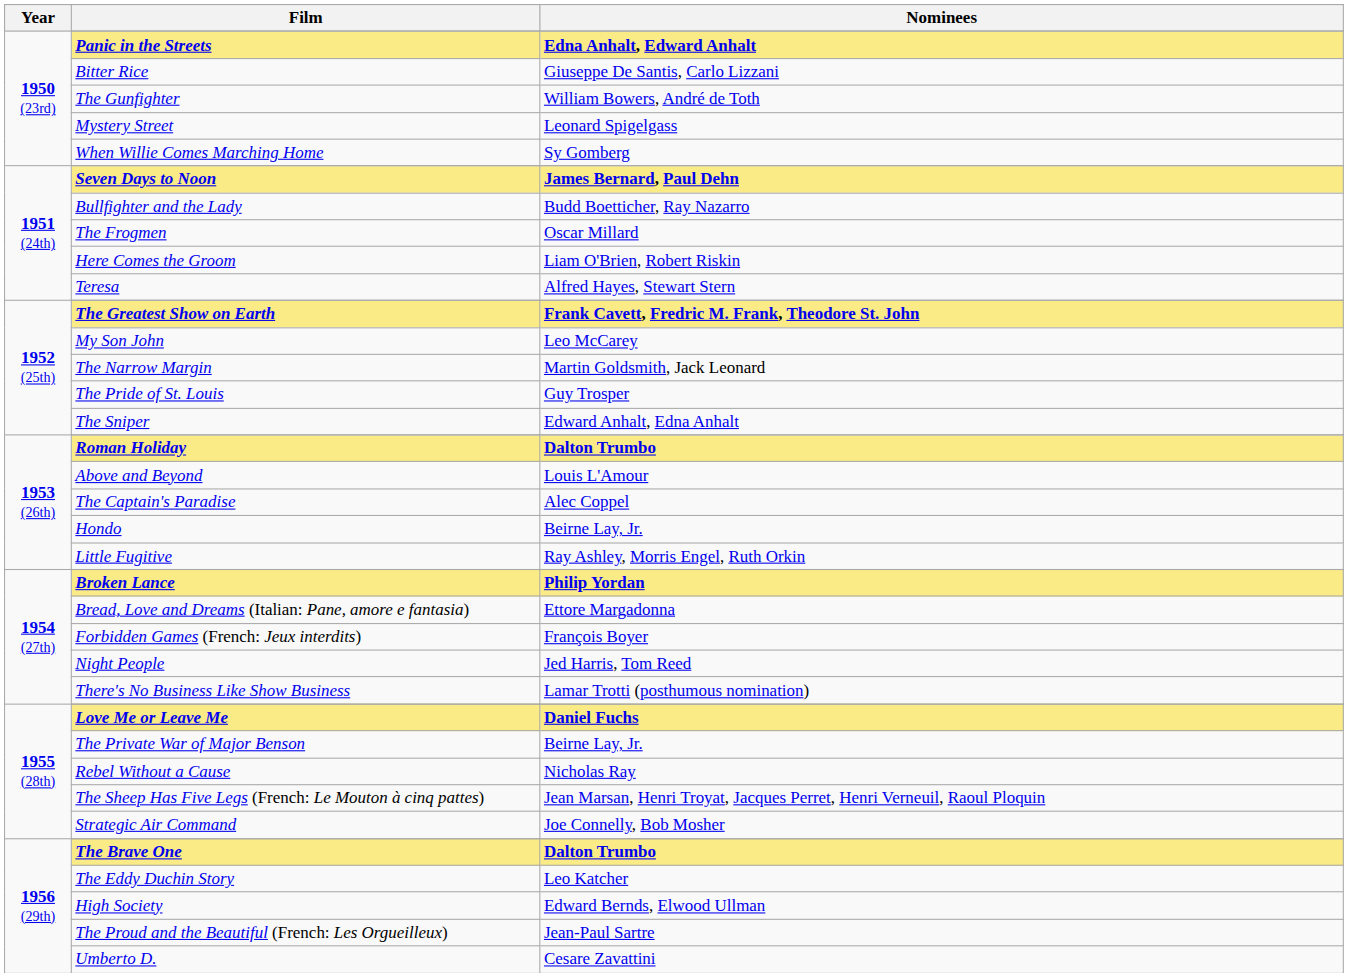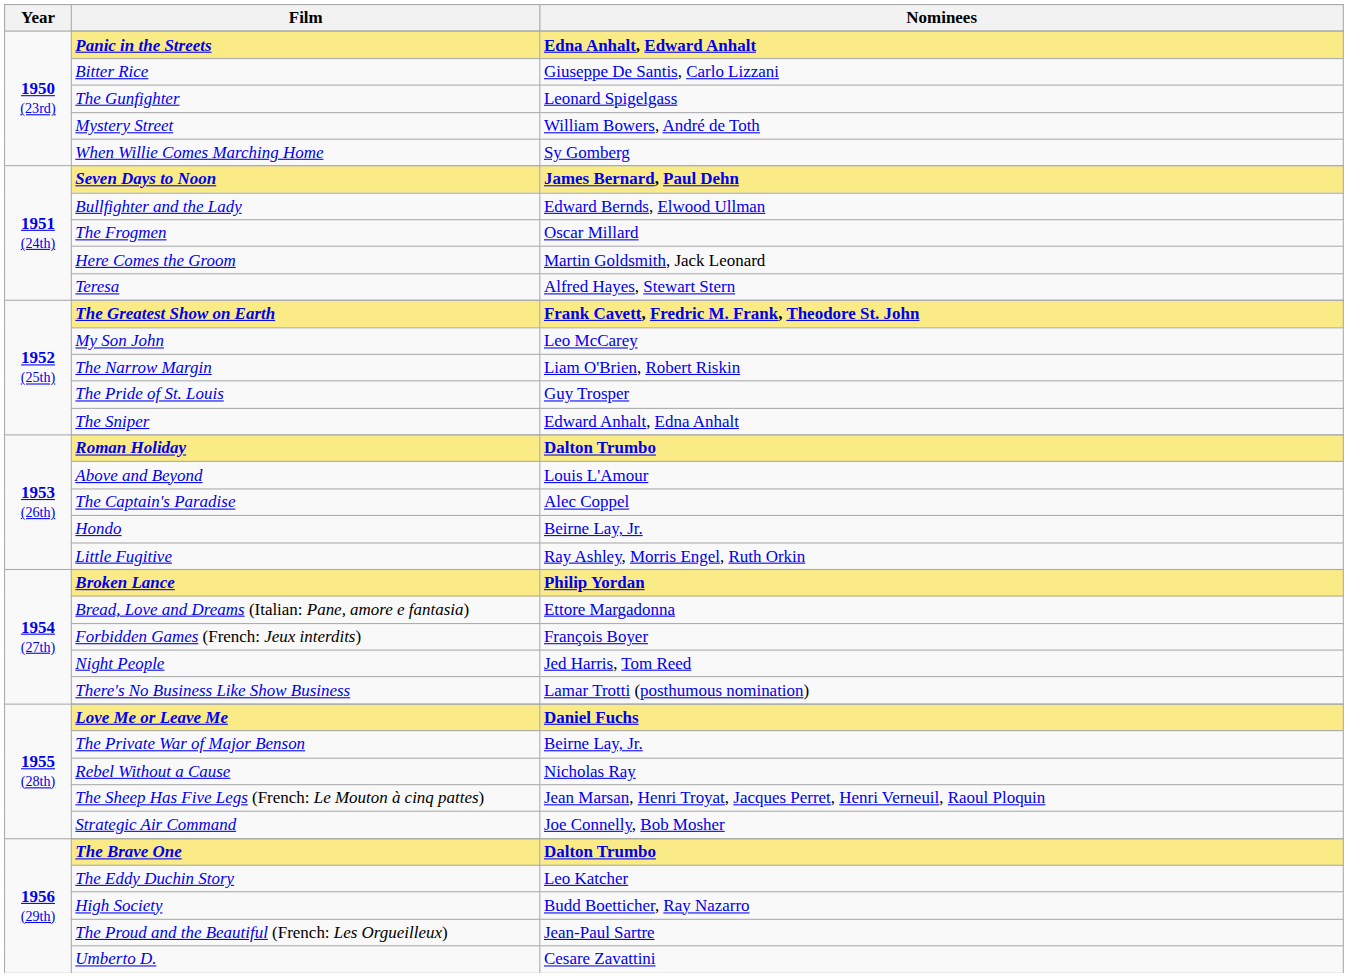(652, 98) William Bowers, André de Toth -> (611, 98) Leonard Spigelgass
(611, 125) Leonard Spigelgass -> (652, 125) William Bowers, André de Toth
(647, 206) Budd Boetticher, Ray Nazarro -> (655, 206) Edward Bernds, Elwood Ullman
(642, 260) Liam O'Brien, Robert Riskin -> (655, 260) Martin Goldsmith, Jack Leonard
(655, 367) Martin Goldsmith, Jack Leonard -> (642, 367) Liam O'Brien, Robert Riskin
(655, 905) Edward Bernds, Elwood Ullman -> (647, 905) Budd Boetticher, Ray Nazarro
